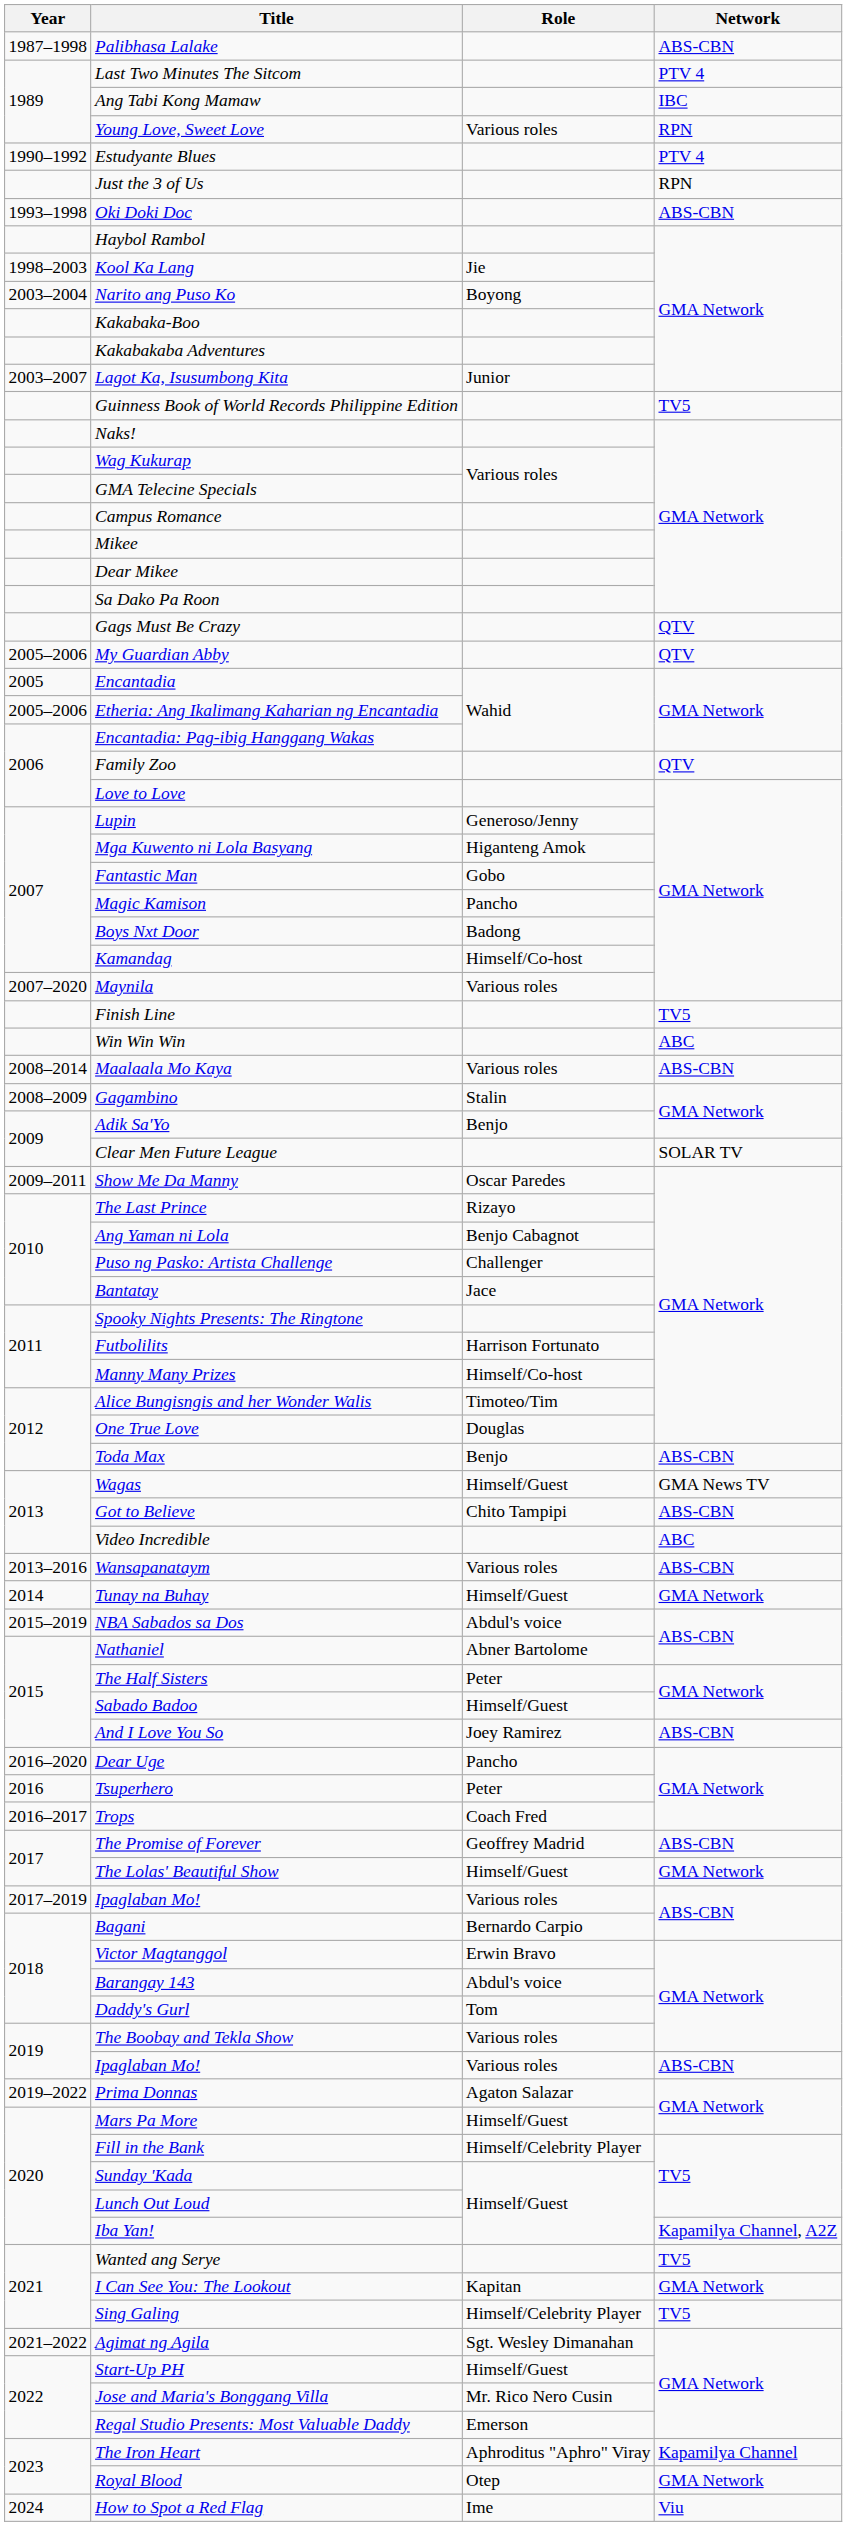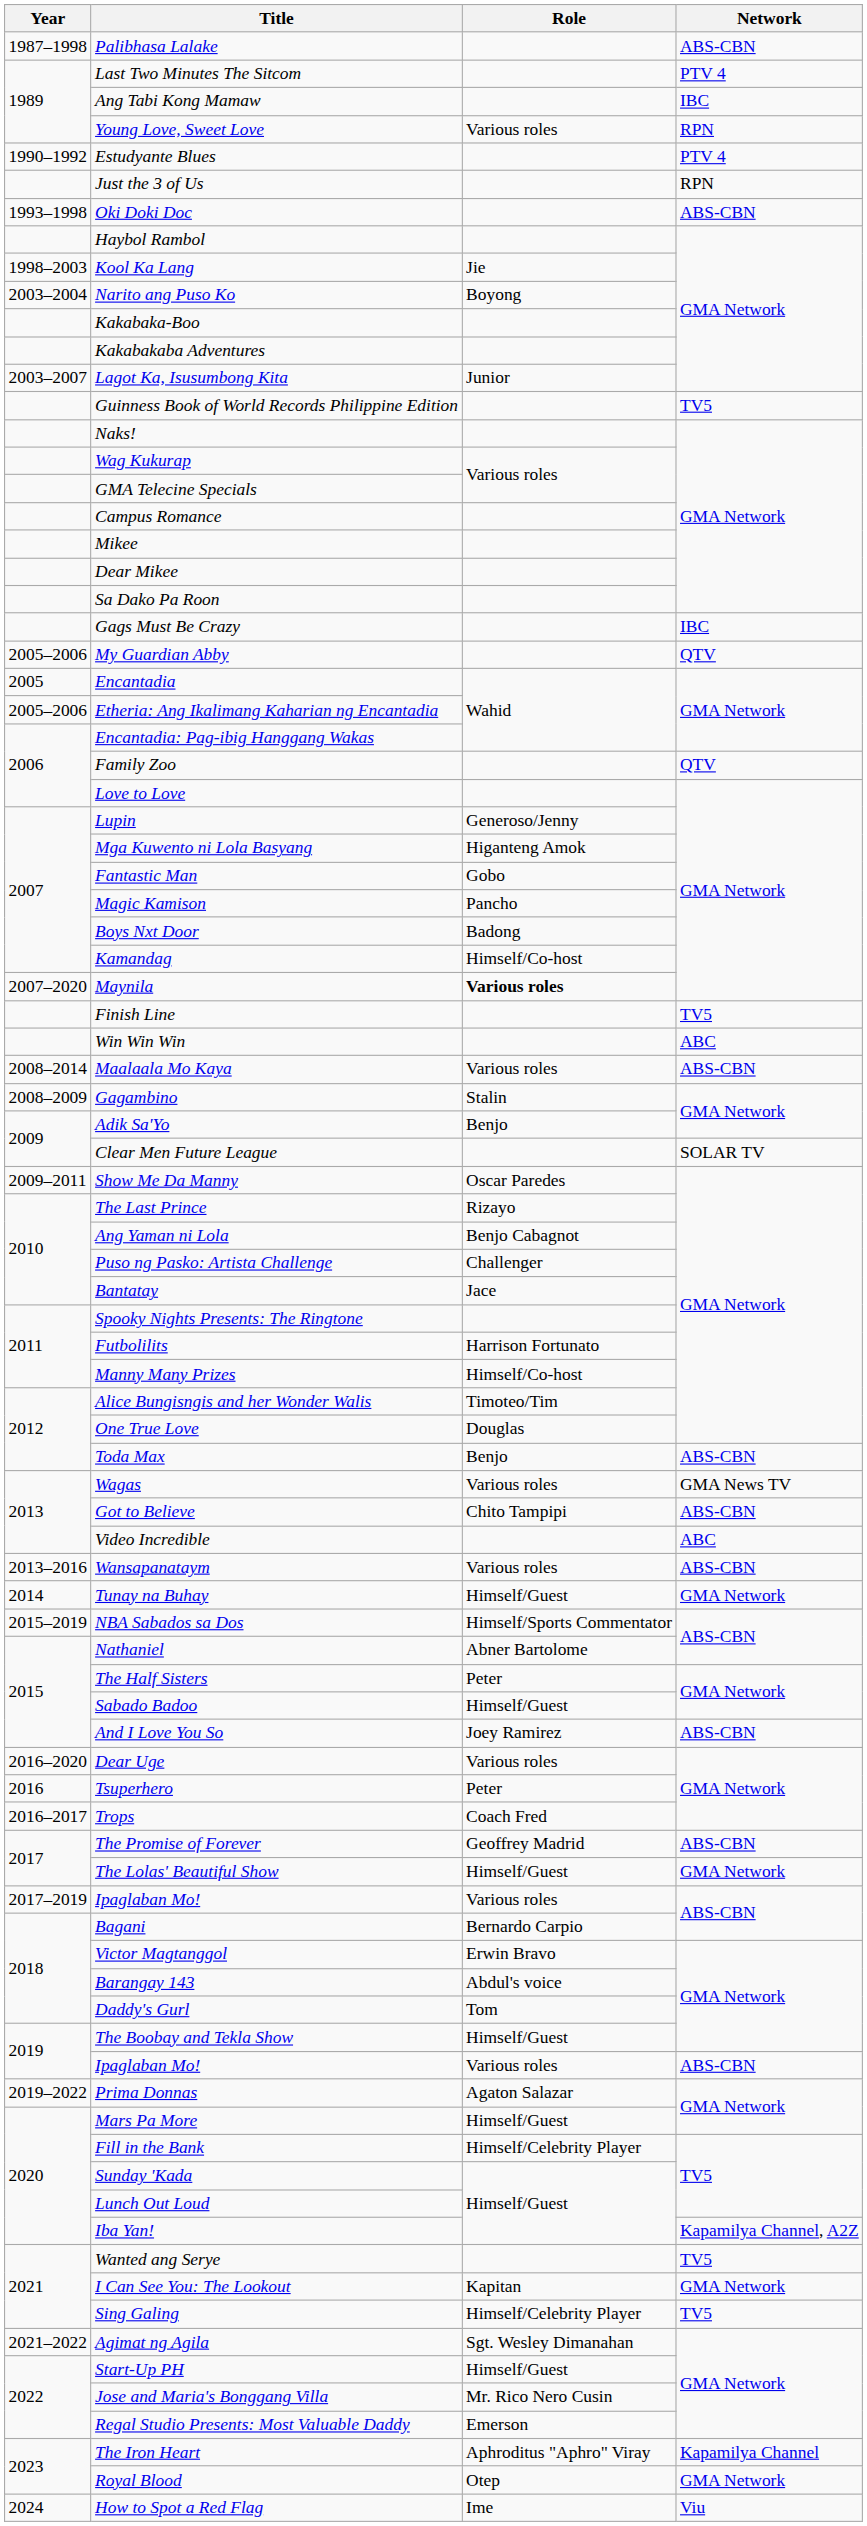(676, 626) QTV -> (695, 626) IBC
(512, 986) normal -> (515, 986) bold
(517, 1484) Himself/Guest -> (512, 1484) Various roles
(514, 1622) Abdul's voice -> (569, 1622) Himself/Sports Commentator
(492, 1760) Pancho -> (512, 1760) Various roles
(512, 2037) Various roles -> (517, 2037) Himself/Guest
